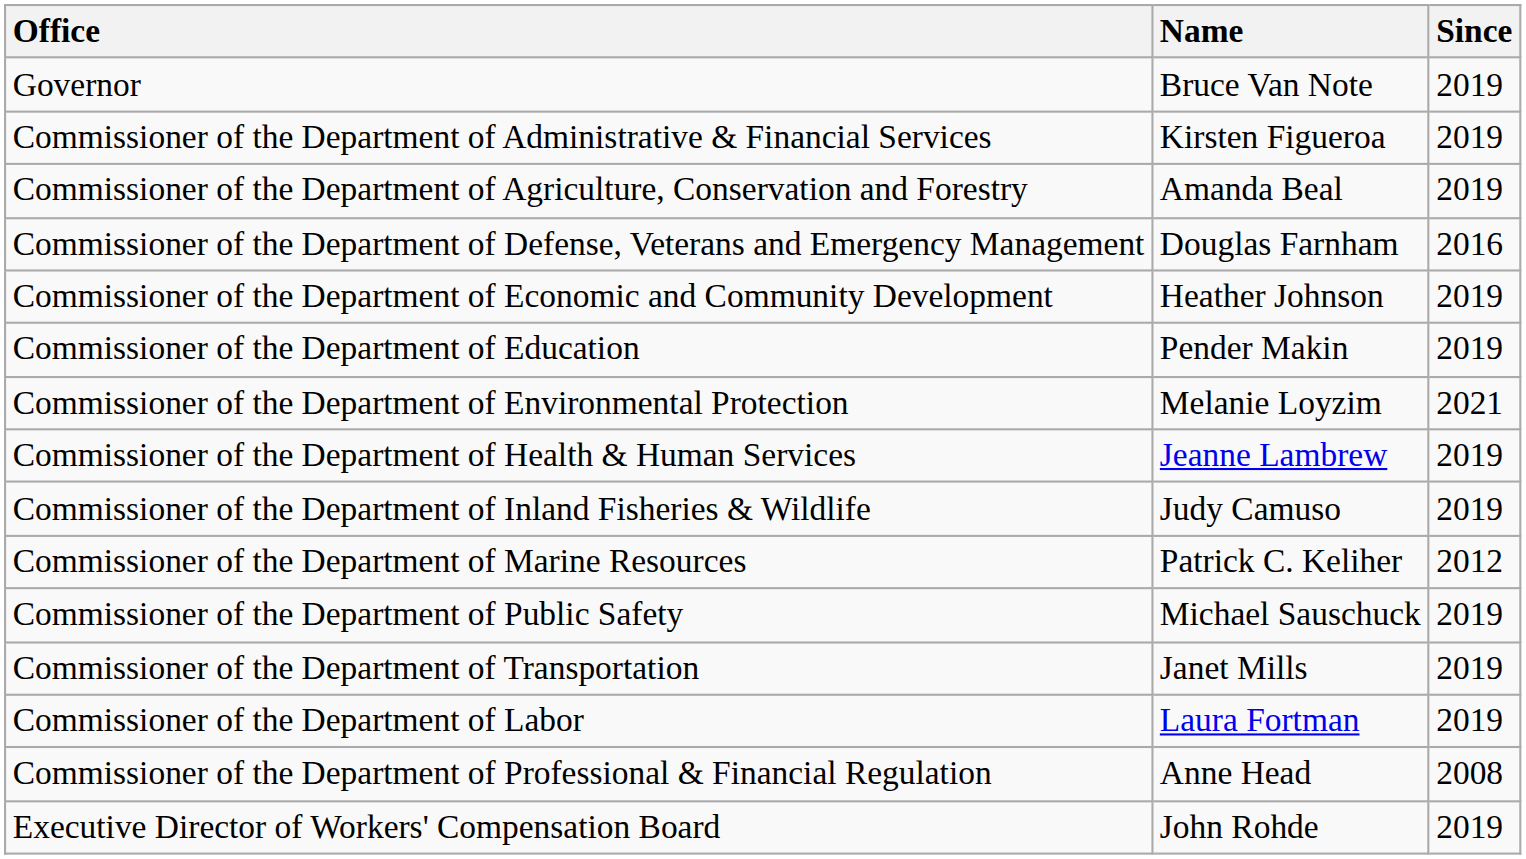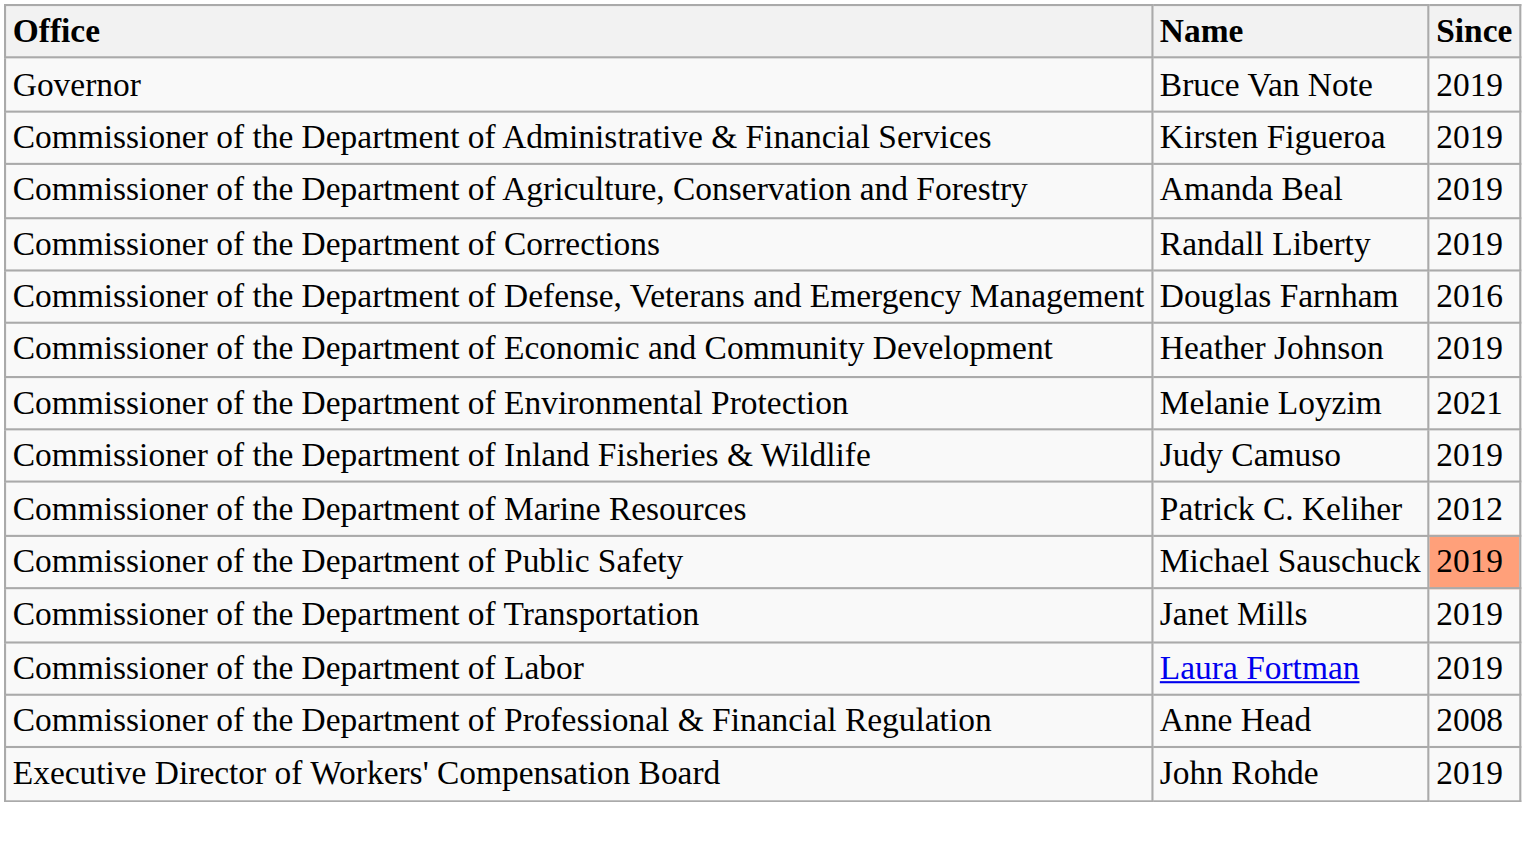+ row: (336, 243)
- row: (326, 349)
- row: (434, 455)
(1470, 614) no background -> (1470, 561) lightsalmon background
